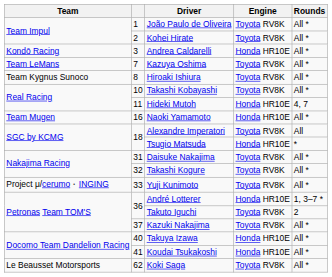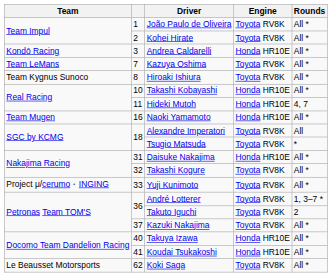(260, 90) Toyota RV8K -> (263, 90) Honda HR10E
(263, 143) Honda HR10E -> (260, 143) Toyota RV8K
(260, 157) Toyota RV8K -> (263, 157) Honda HR10E
(263, 198) Honda HR10E -> (260, 198) Toyota RV8K
